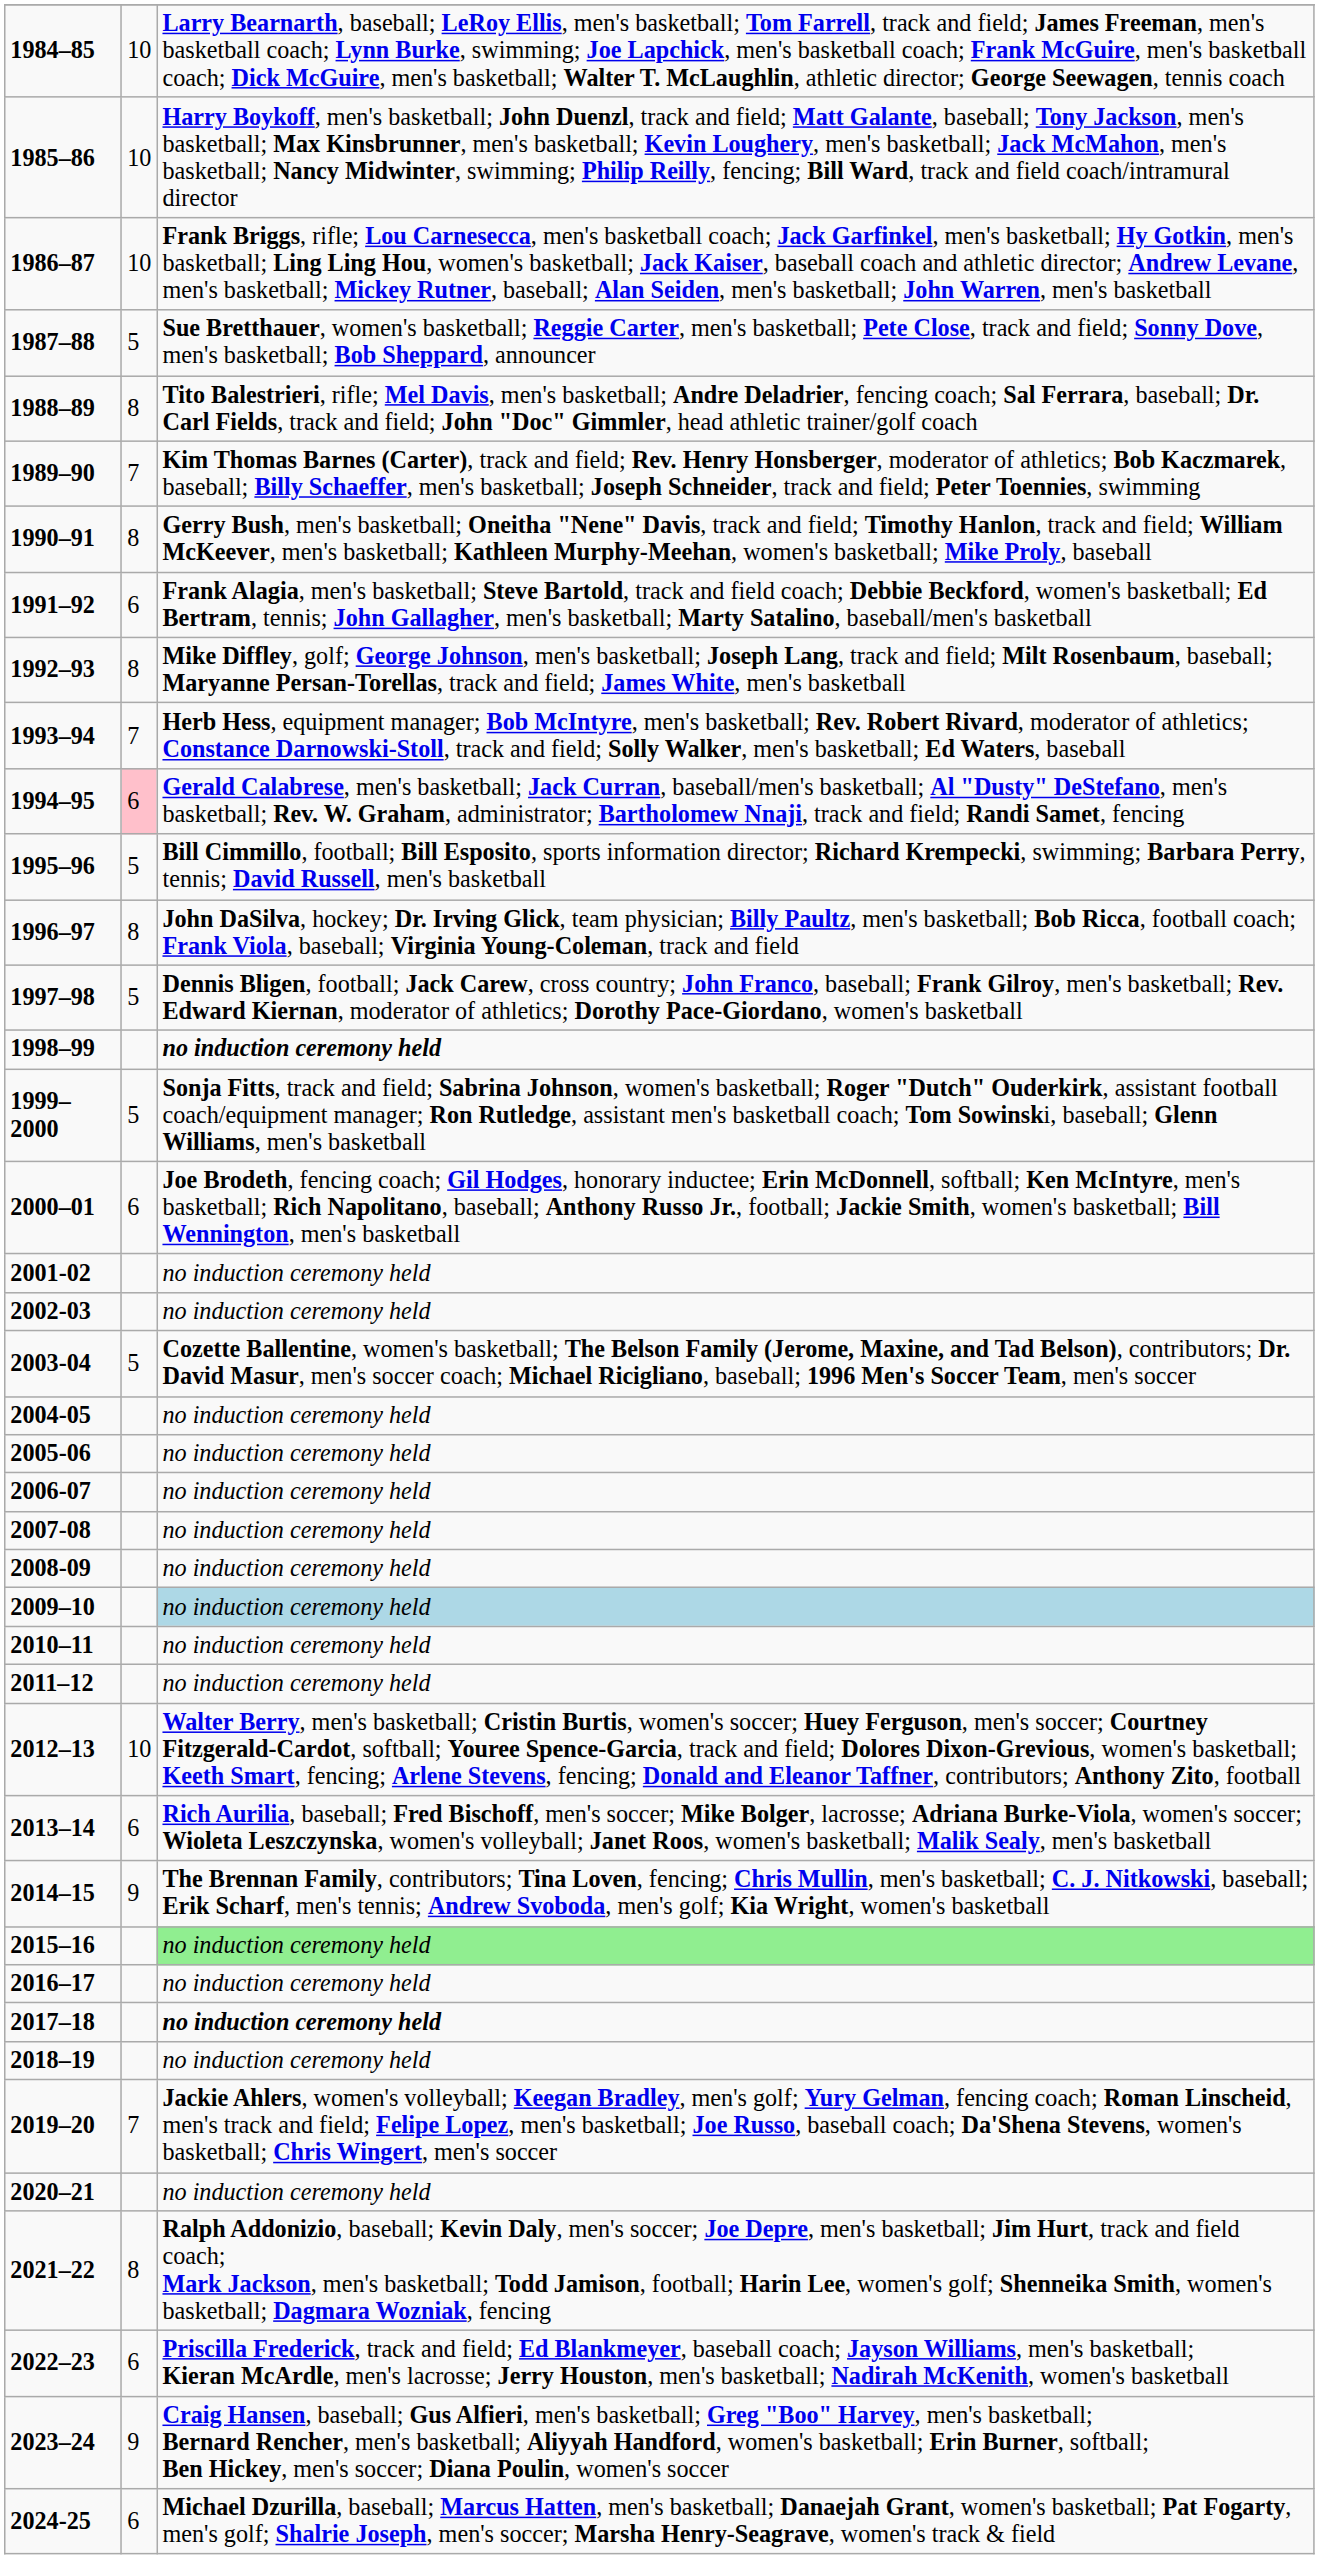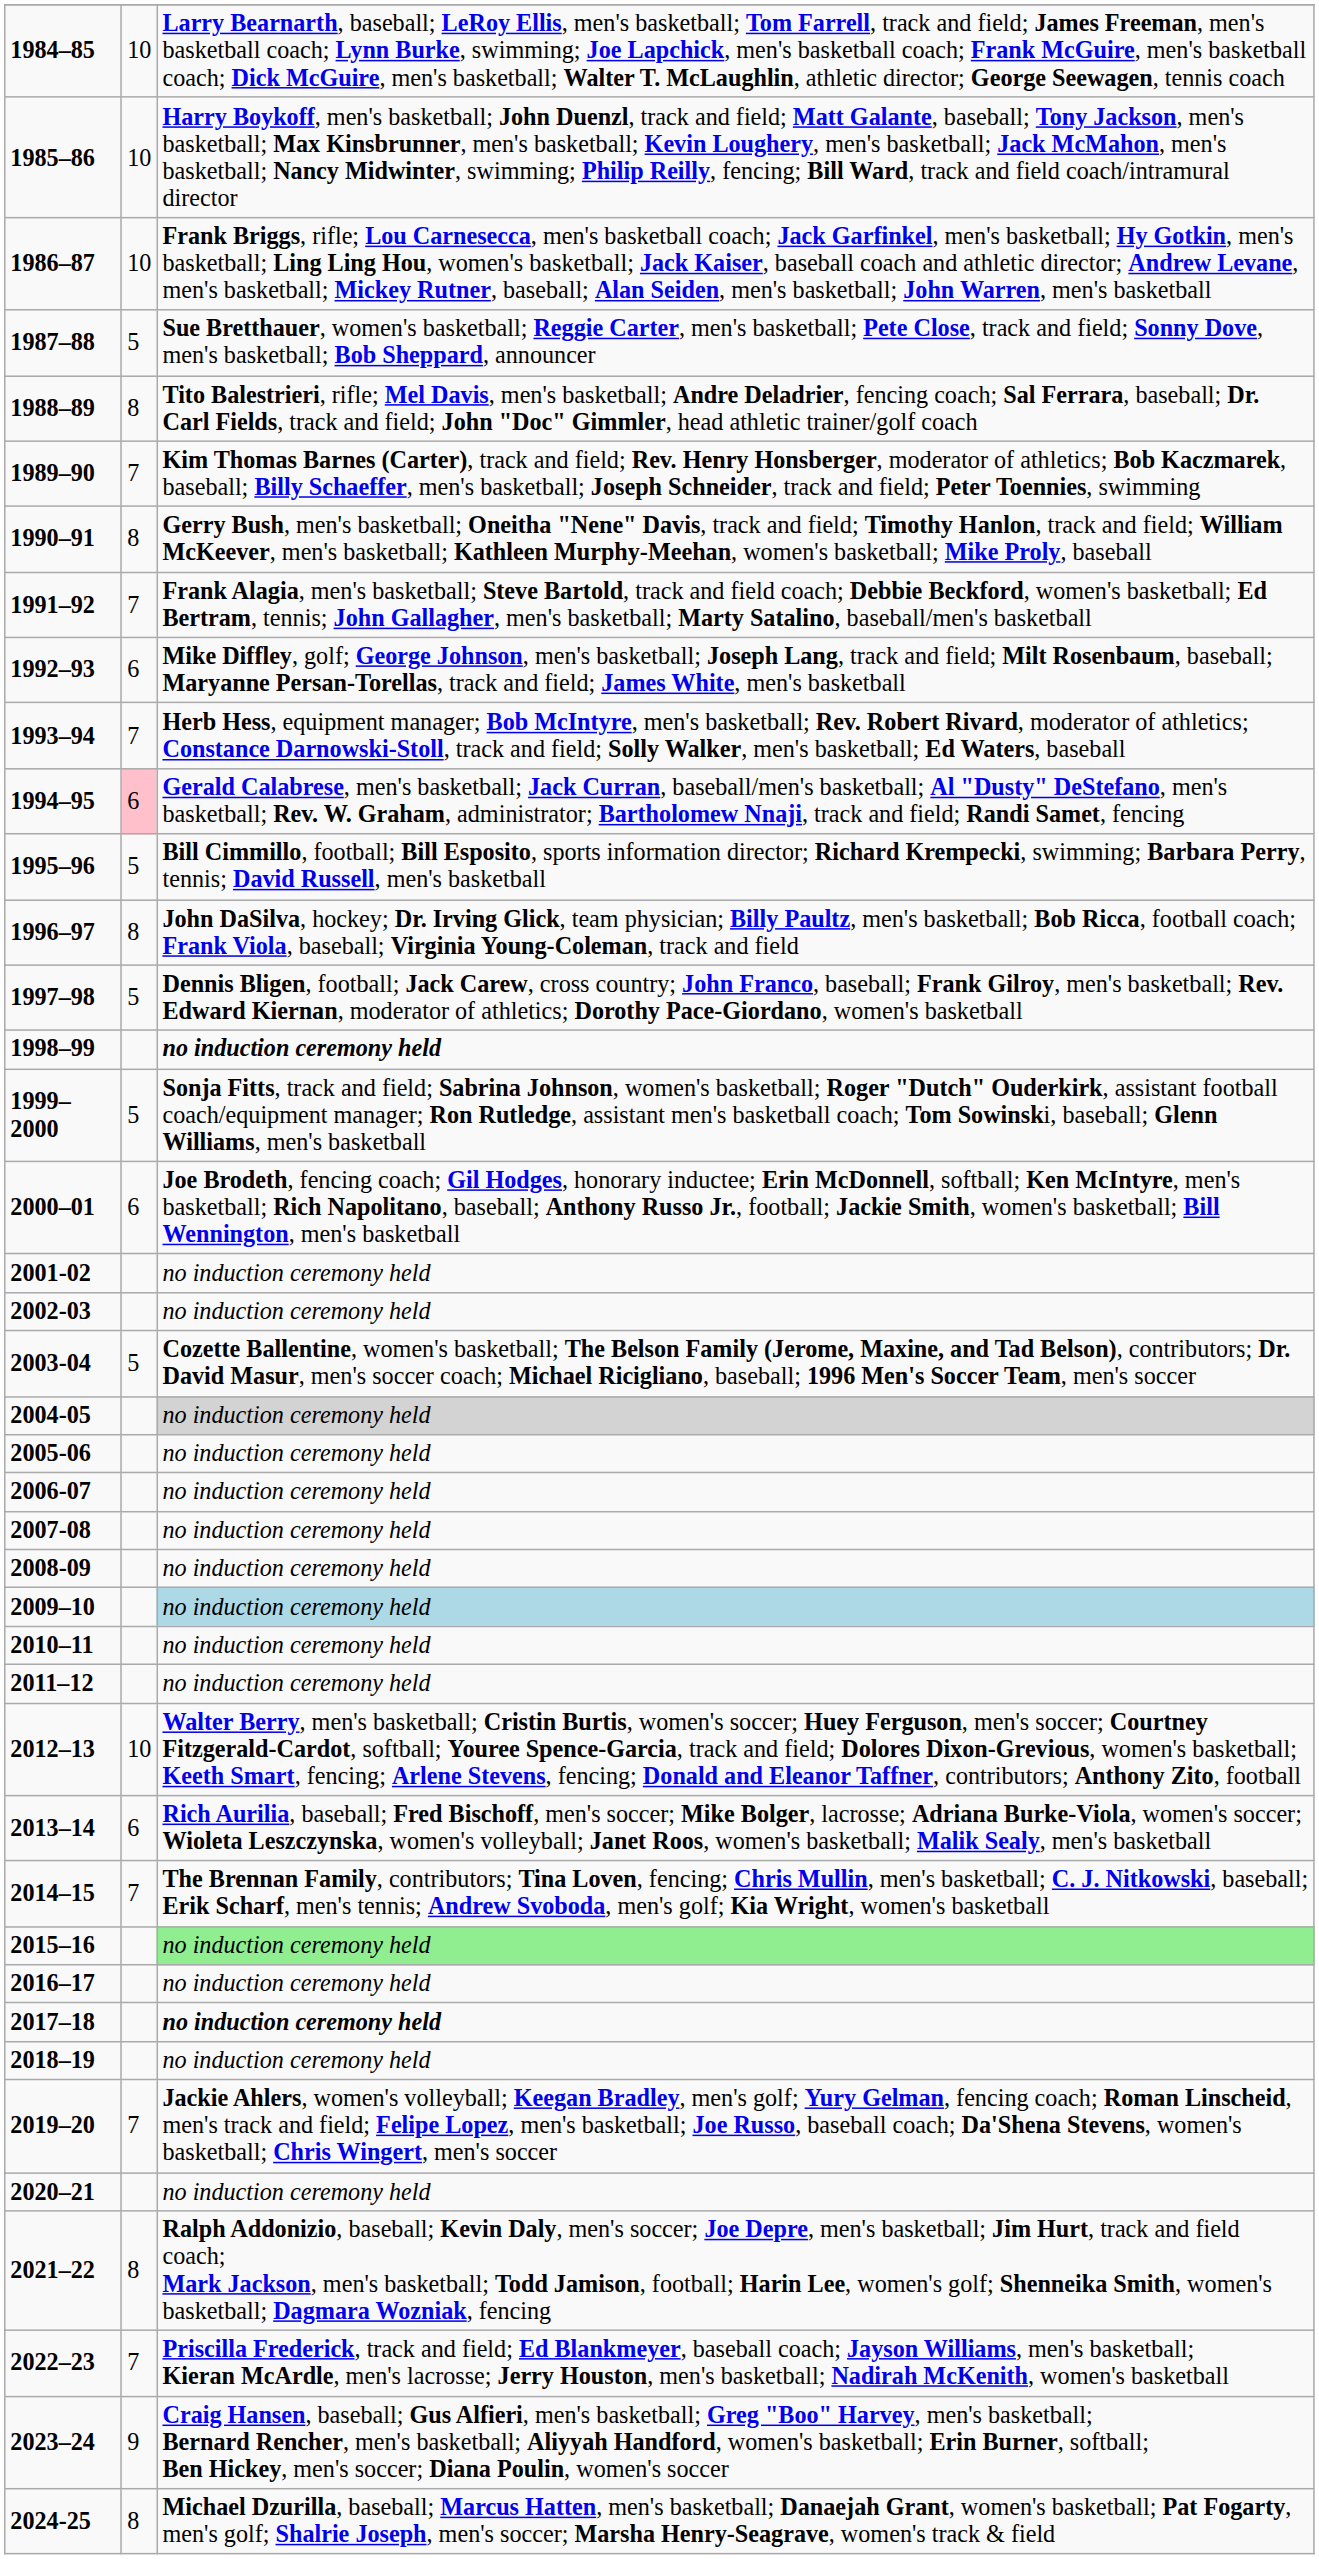(133, 604) 6 -> (133, 604) 7
(133, 669) 8 -> (133, 669) 6
(297, 1415) no background -> (297, 1415) lightgrey background
(133, 1893) 9 -> (133, 1893) 7
(133, 2363) 6 -> (133, 2363) 7
(133, 2521) 6 -> (133, 2521) 8
